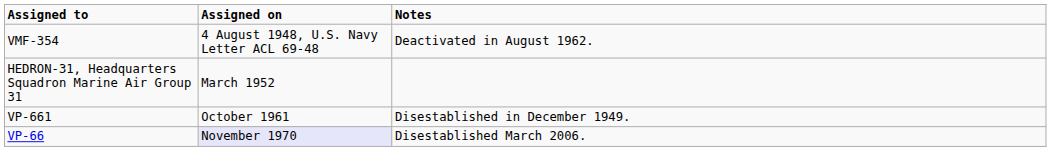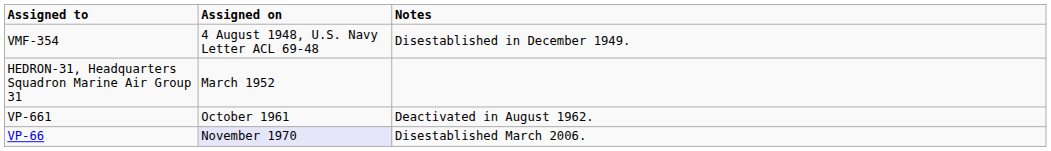(494, 41) Deactivated in August 1962. -> (513, 41) Disestablished in December 1949.
(513, 116) Disestablished in December 1949. -> (494, 116) Deactivated in August 1962.
